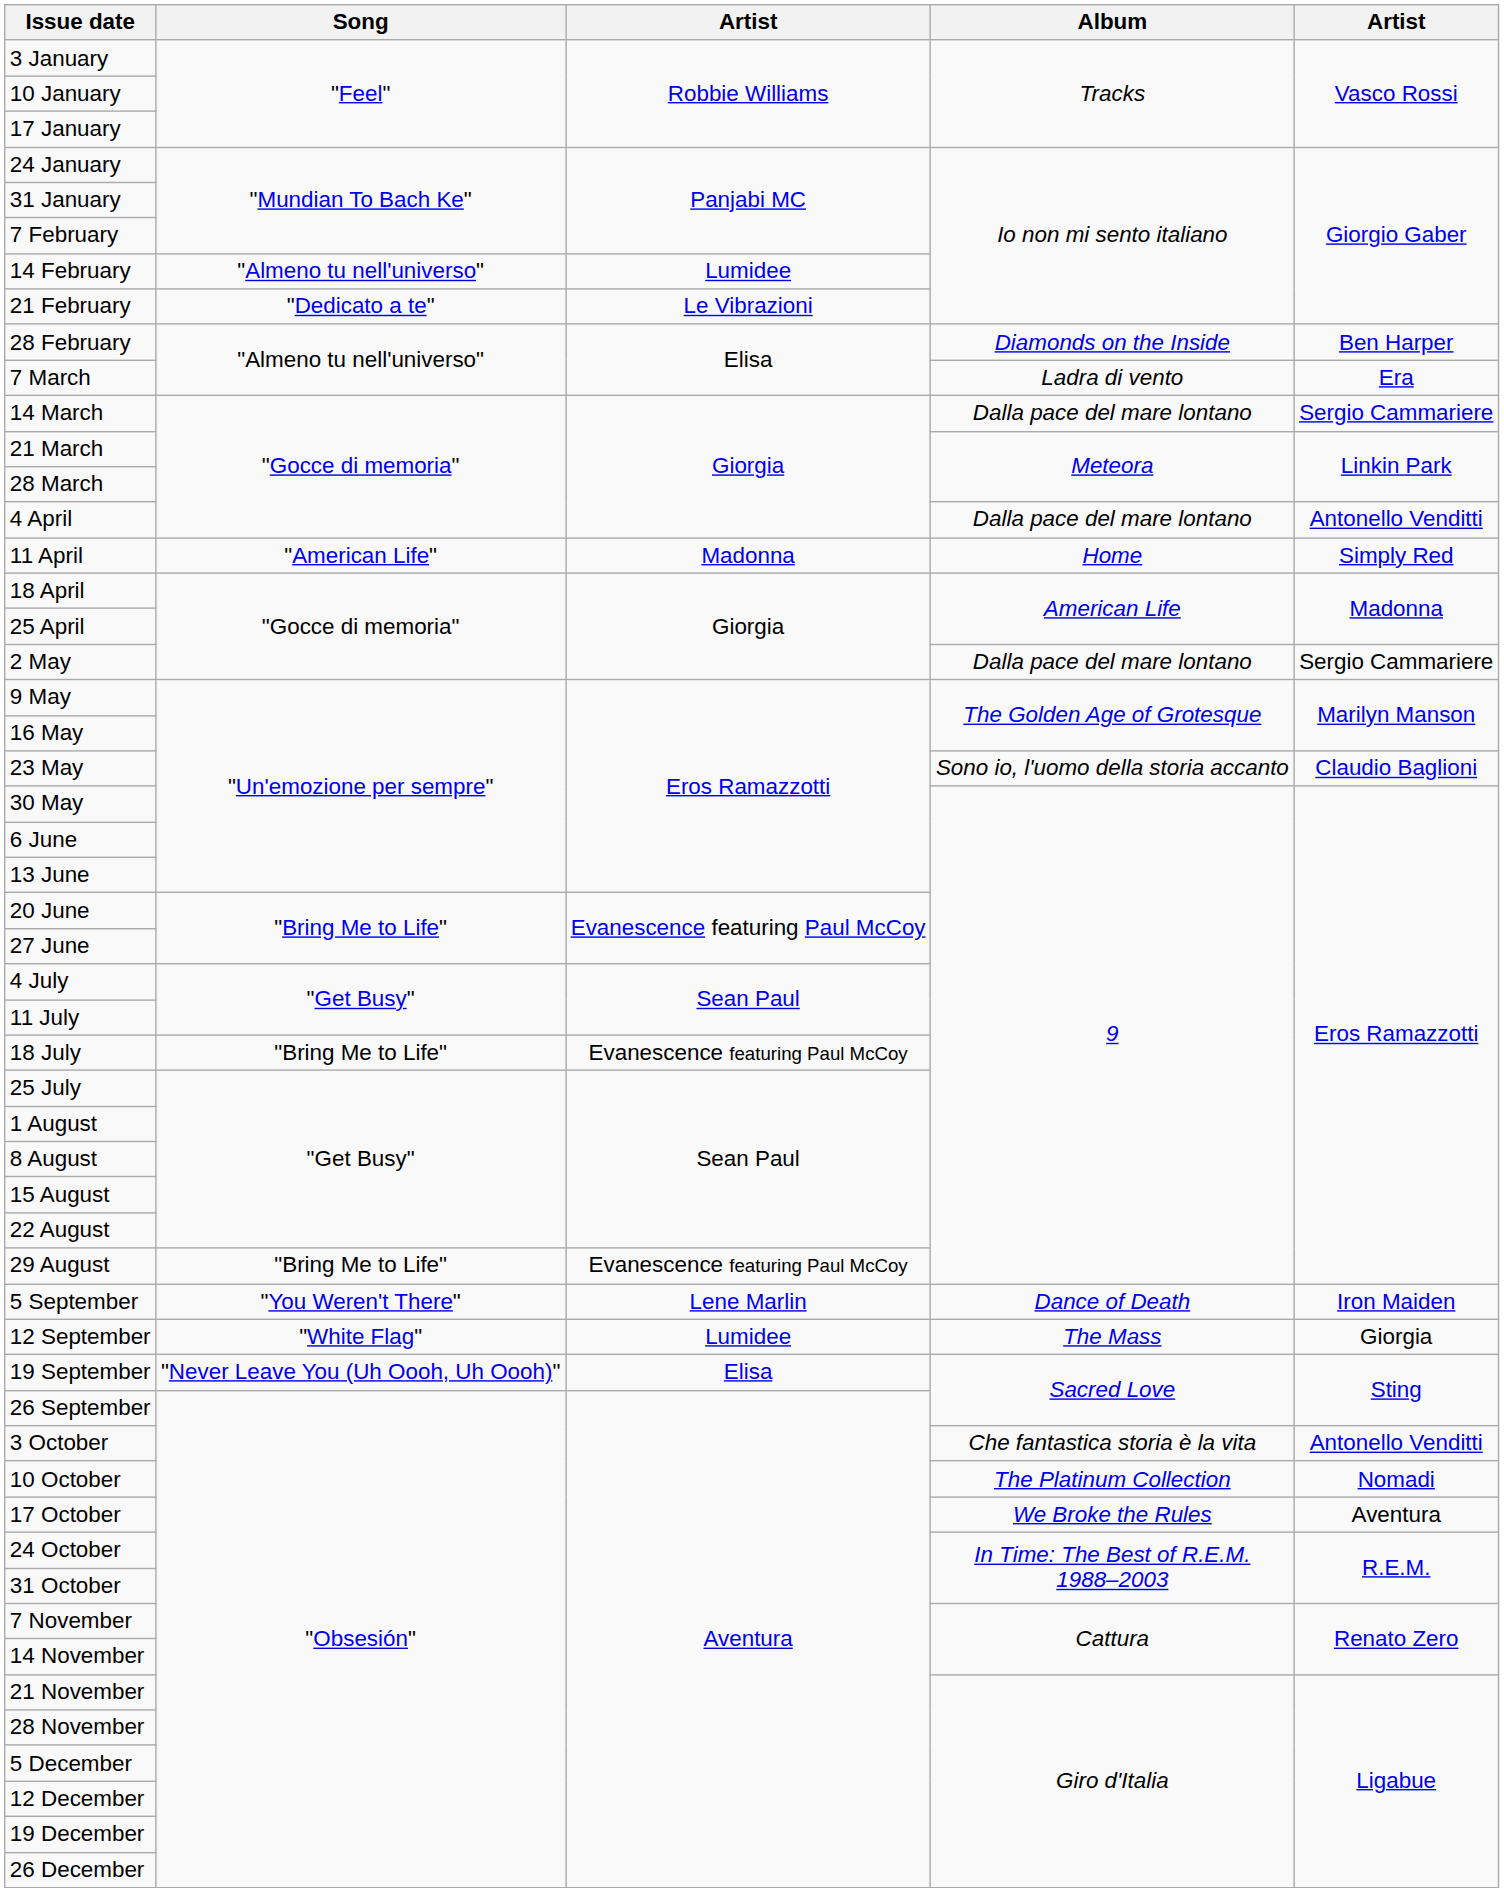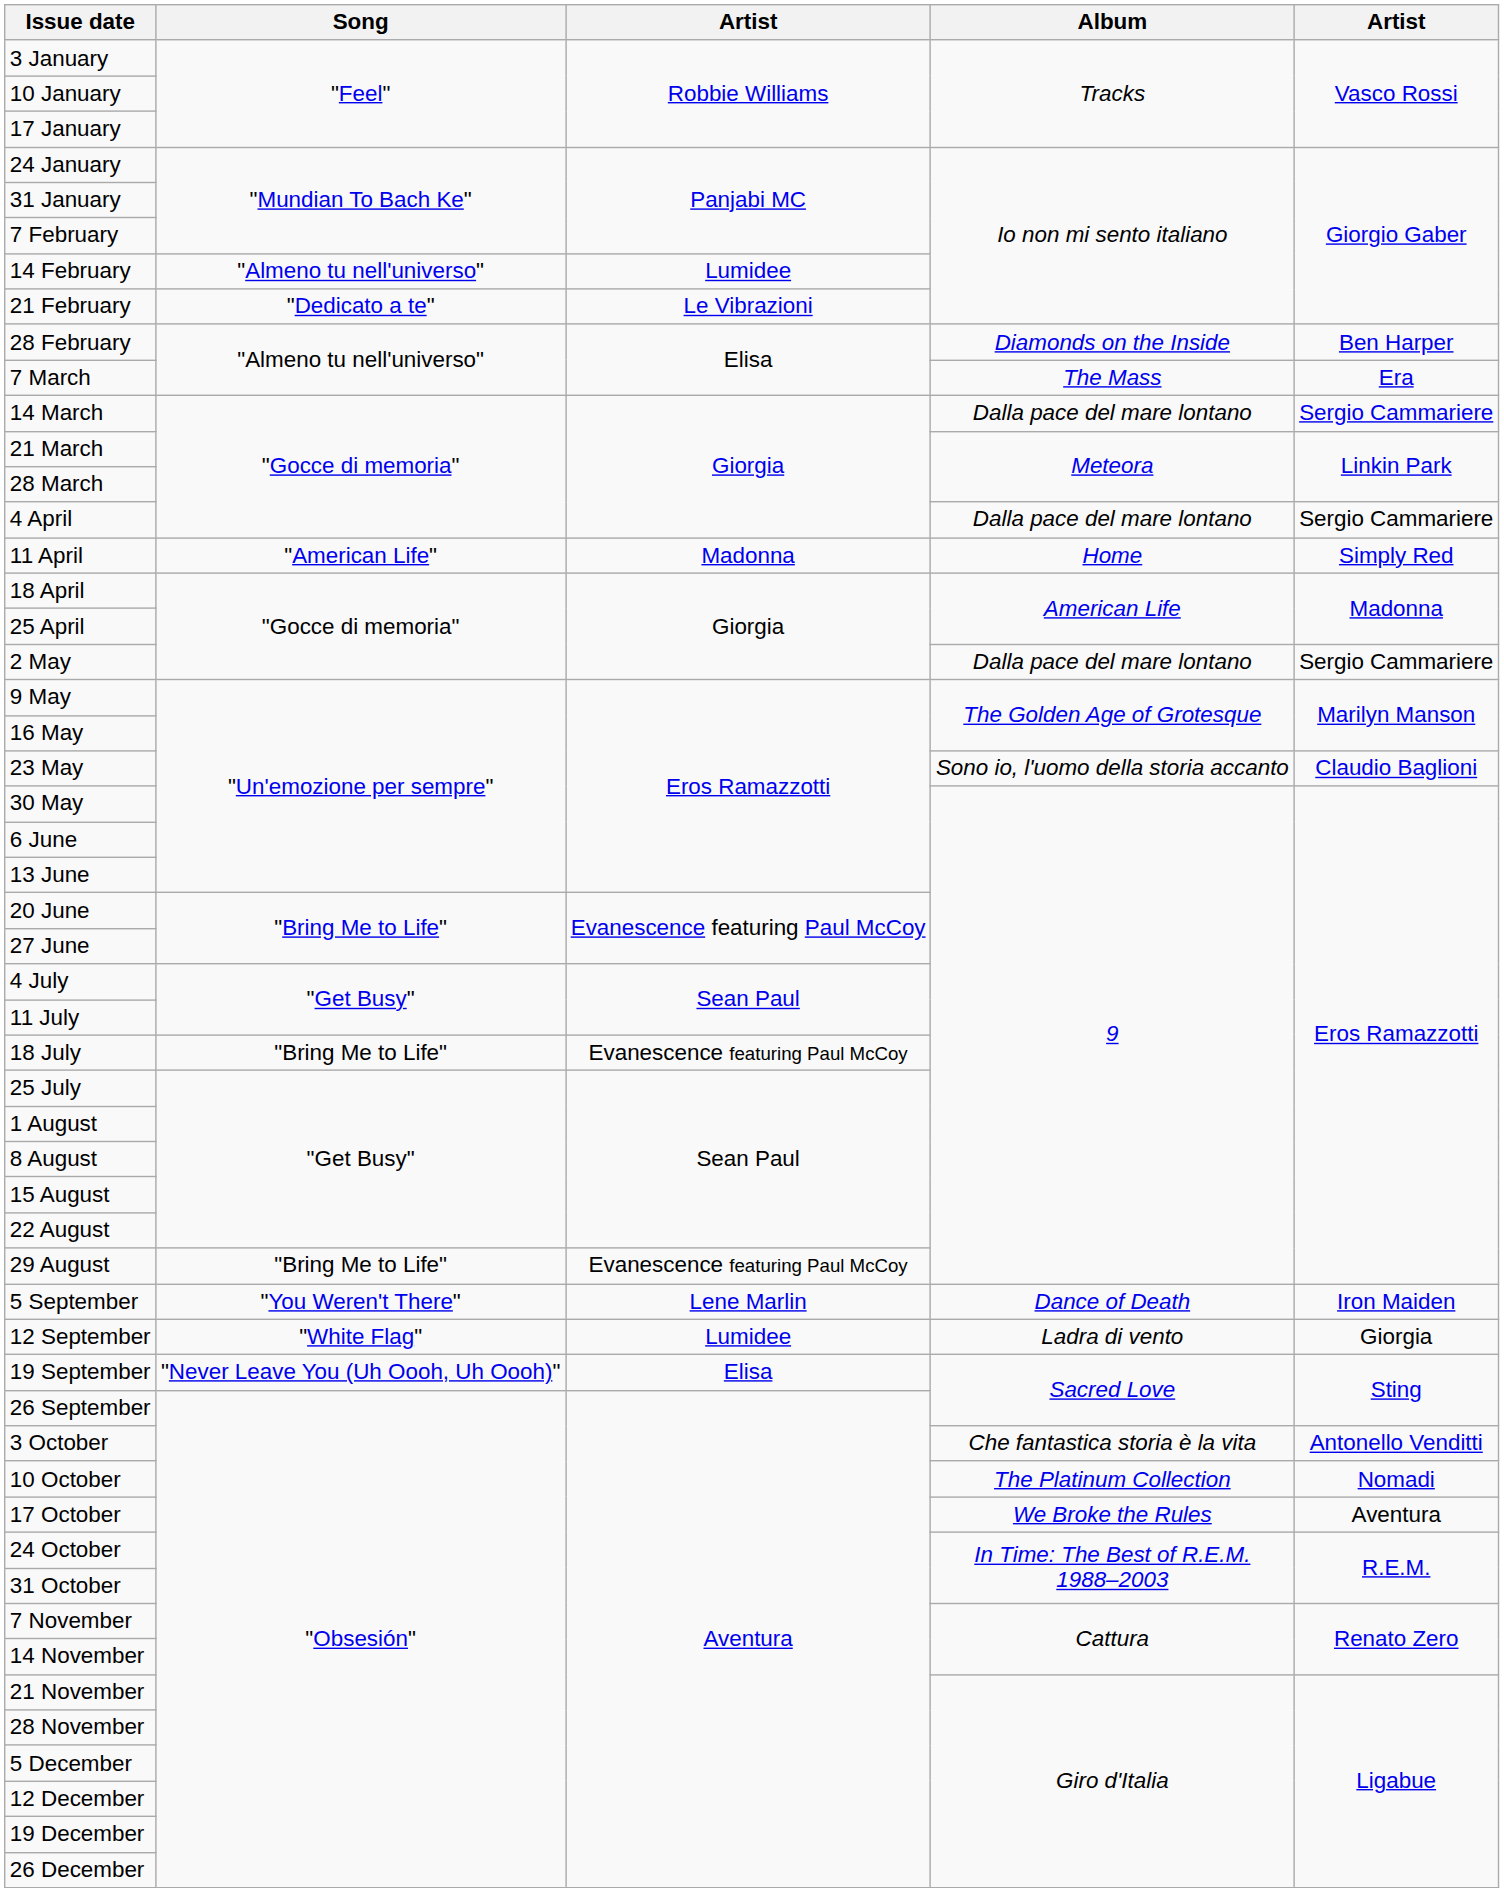(1112, 377) Ladra di vento -> (1112, 377) The Mass
(1396, 519) Antonello Venditti -> (1396, 519) Sergio Cammariere
(1112, 1336) The Mass -> (1112, 1336) Ladra di vento
